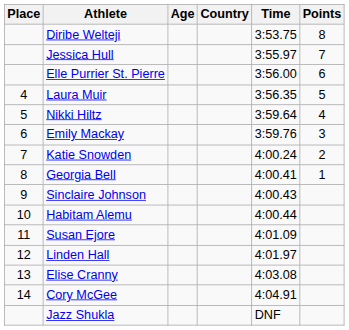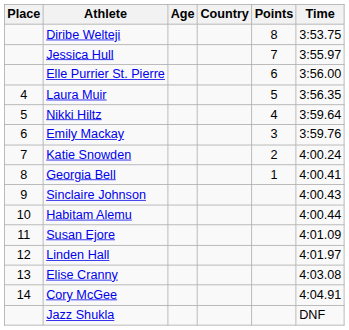columns swapped: (276, 14) <-> (322, 14)
